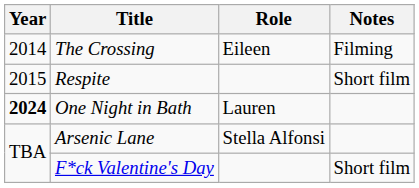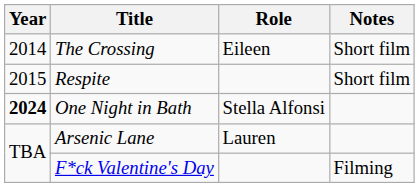(363, 49) Filming -> (372, 49) Short film
(249, 108) Lauren -> (274, 108) Stella Alfonsi
(274, 138) Stella Alfonsi -> (249, 138) Lauren
(372, 167) Short film -> (363, 167) Filming
